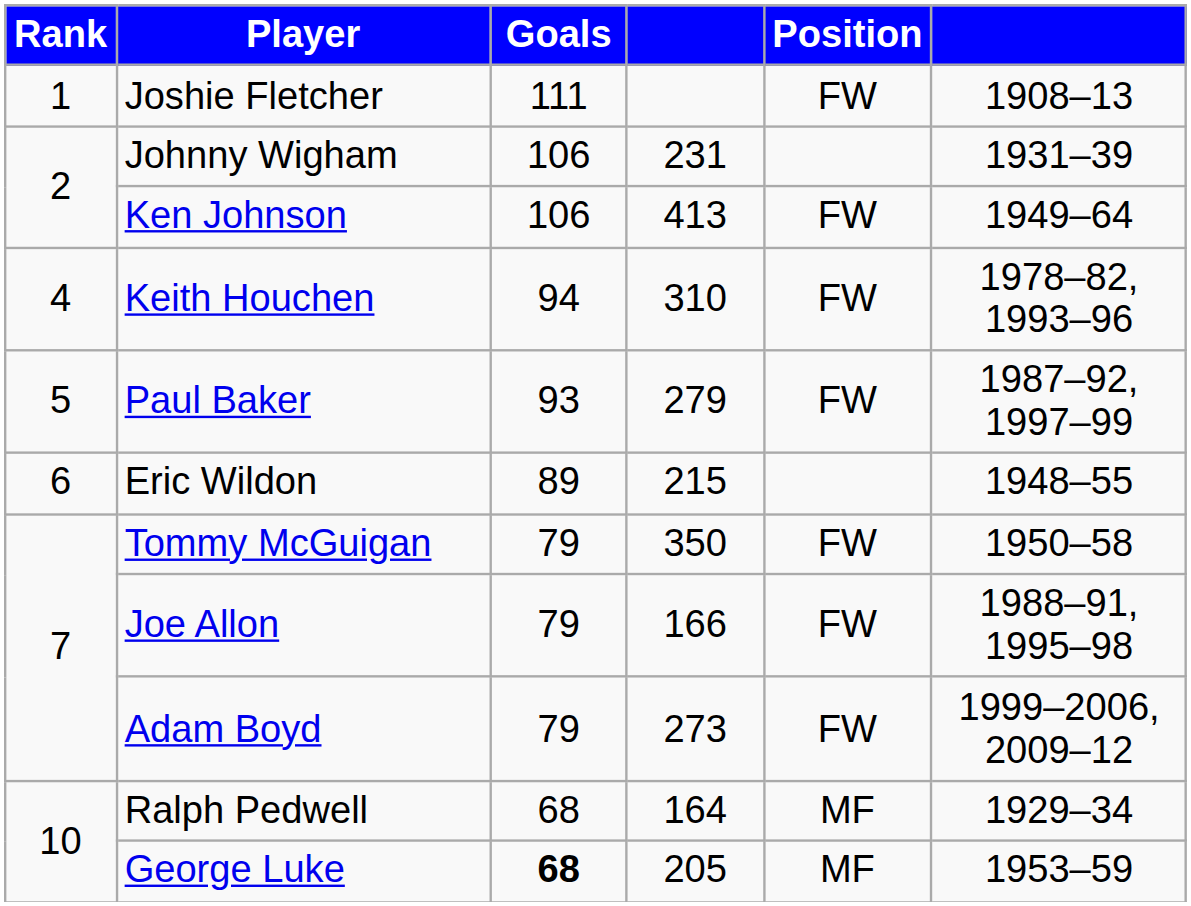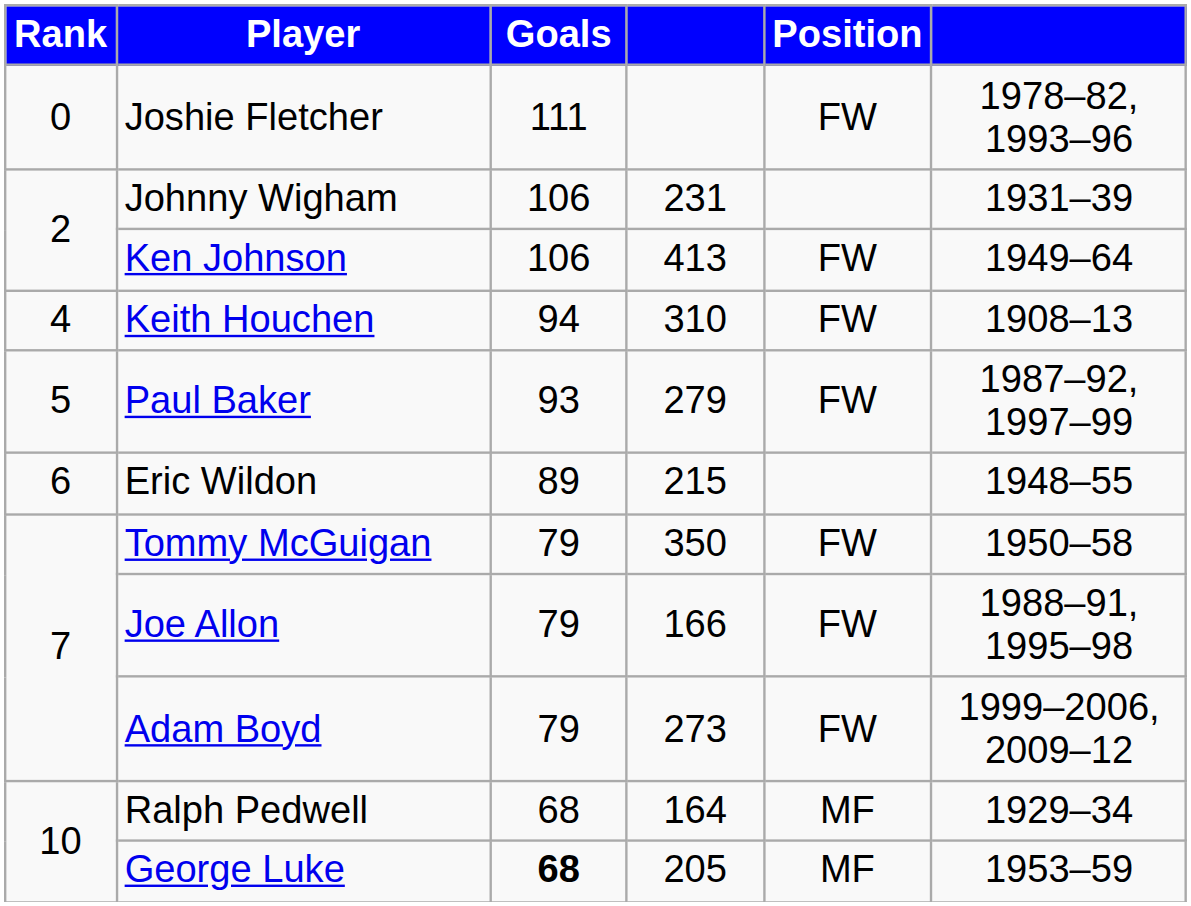(61, 95) 1 -> (61, 116) 0
(1059, 95) 1908–13 -> (1059, 116) 1978–82, 1993–96
(1059, 297) 1978–82, 1993–96 -> (1059, 319) 1908–13
